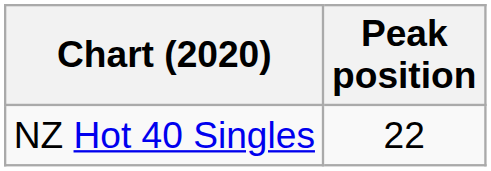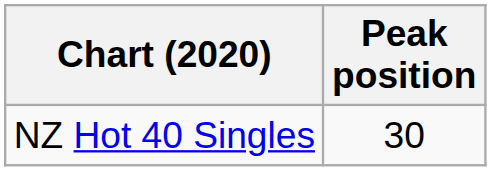(404, 134) 22 -> (404, 134) 30
